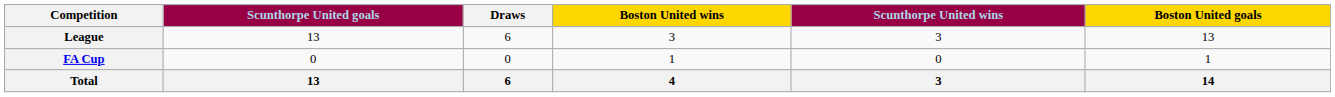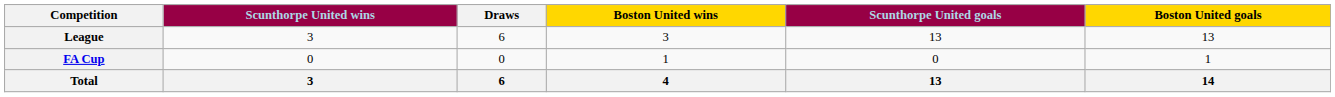columns swapped: (938, 15) <-> (313, 15)
